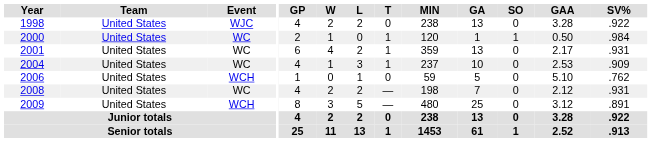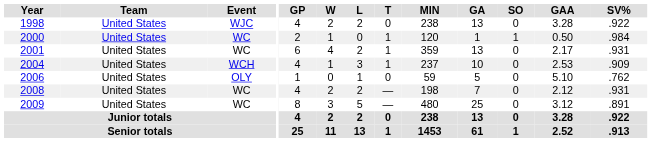(242, 64) WC -> (242, 64) WCH
(242, 77) WCH -> (242, 77) OLY
(242, 104) WCH -> (242, 104) WC
